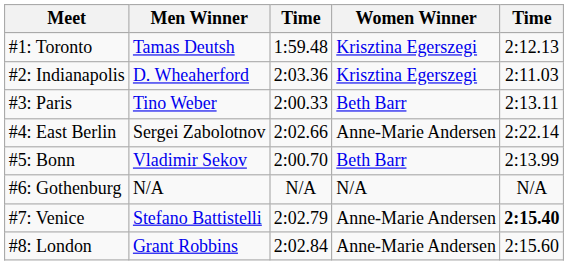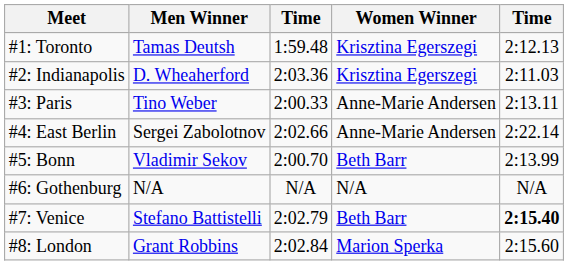(371, 103) Beth Barr -> (416, 103) Anne-Marie Andersen
(416, 217) Anne-Marie Andersen -> (371, 217) Beth Barr
(416, 246) Anne-Marie Andersen -> (390, 246) Marion Sperka
